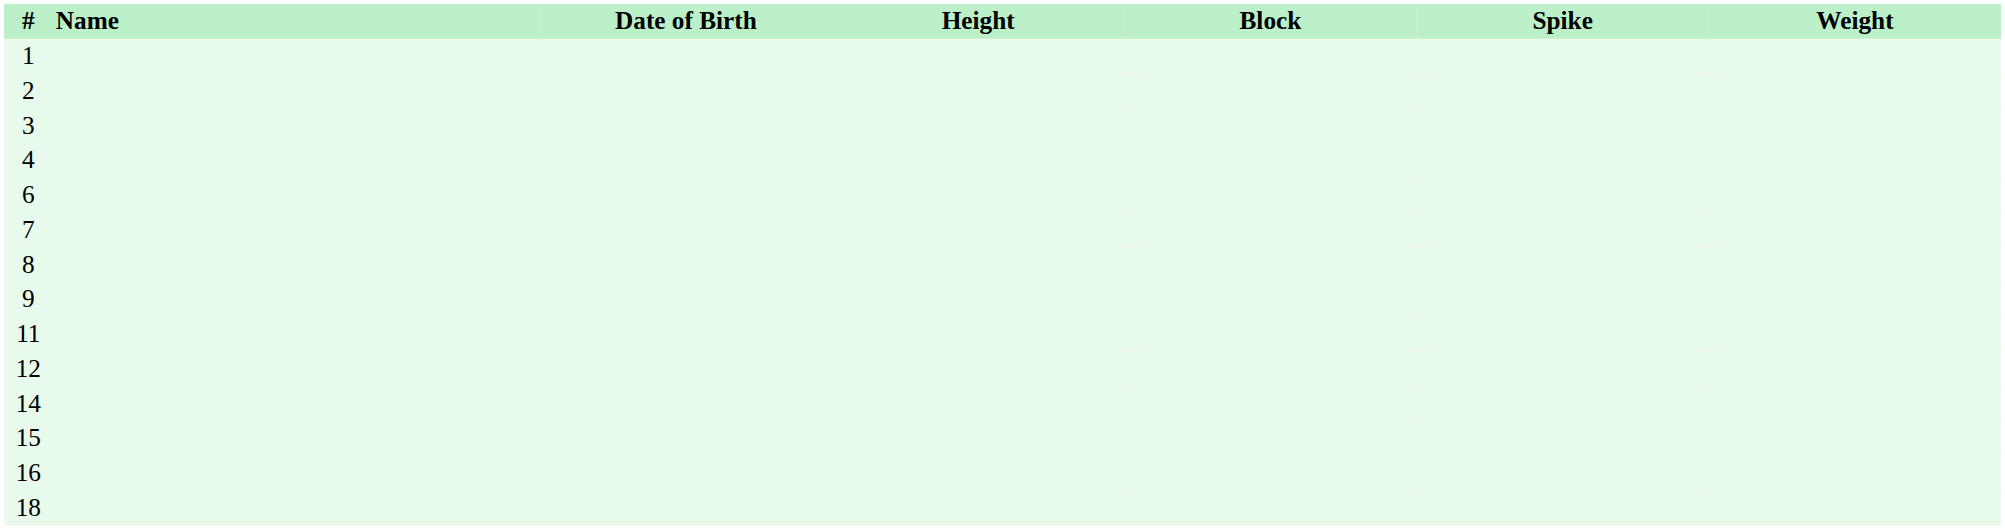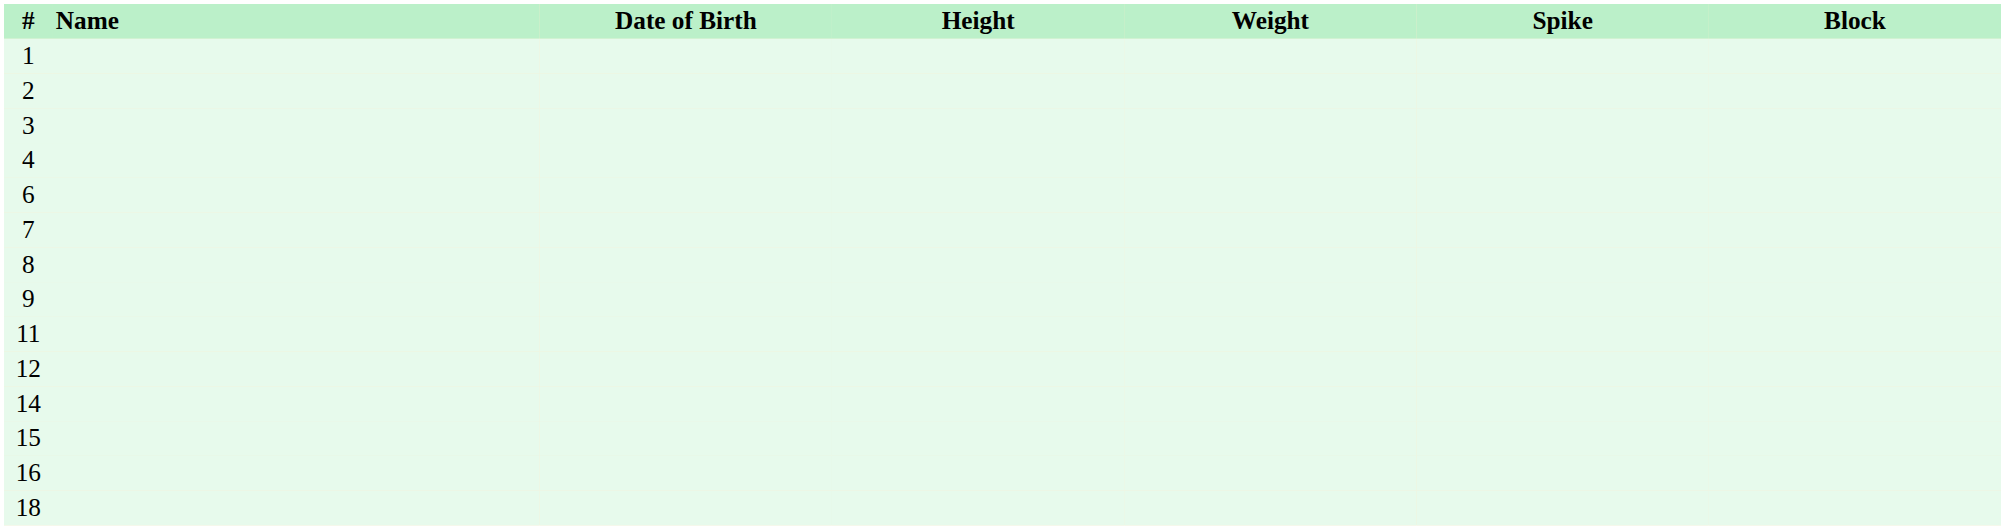columns swapped: (1855, 21) <-> (1270, 21)
